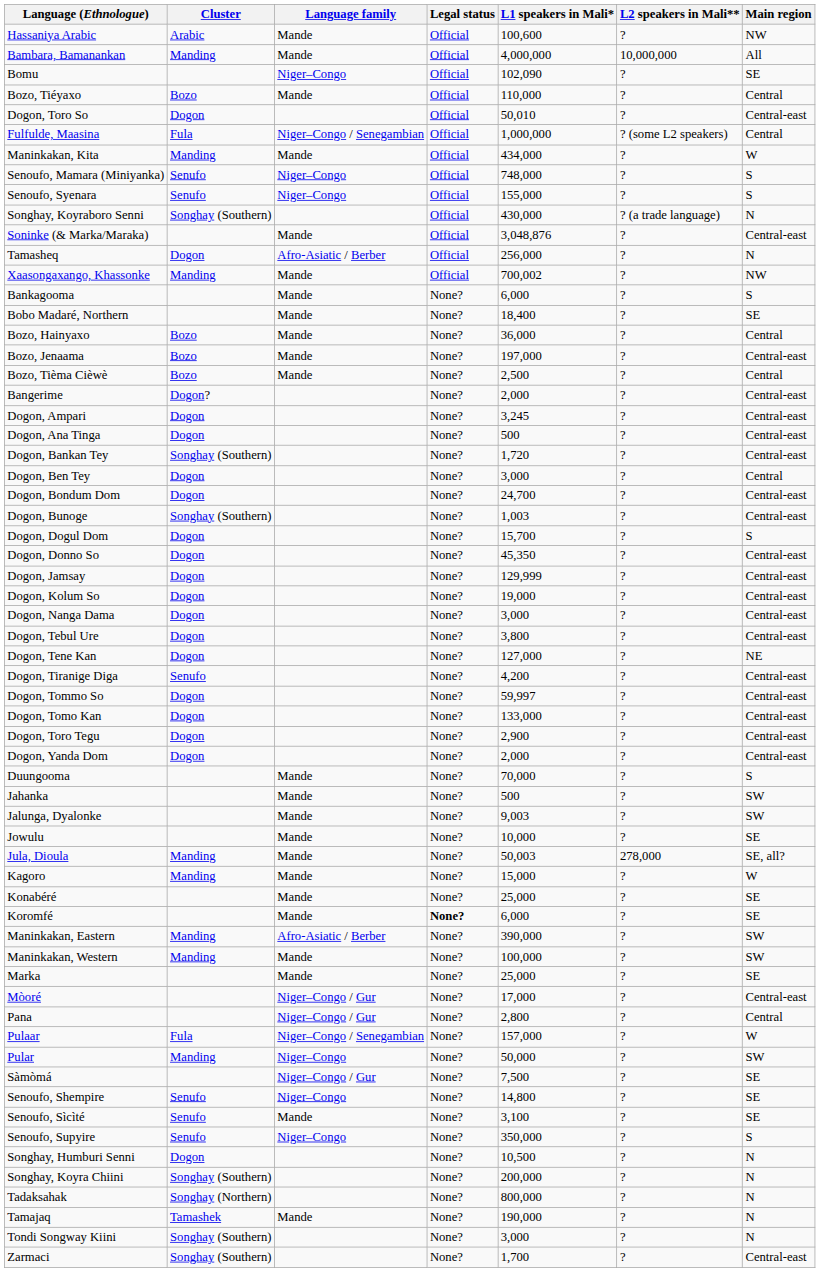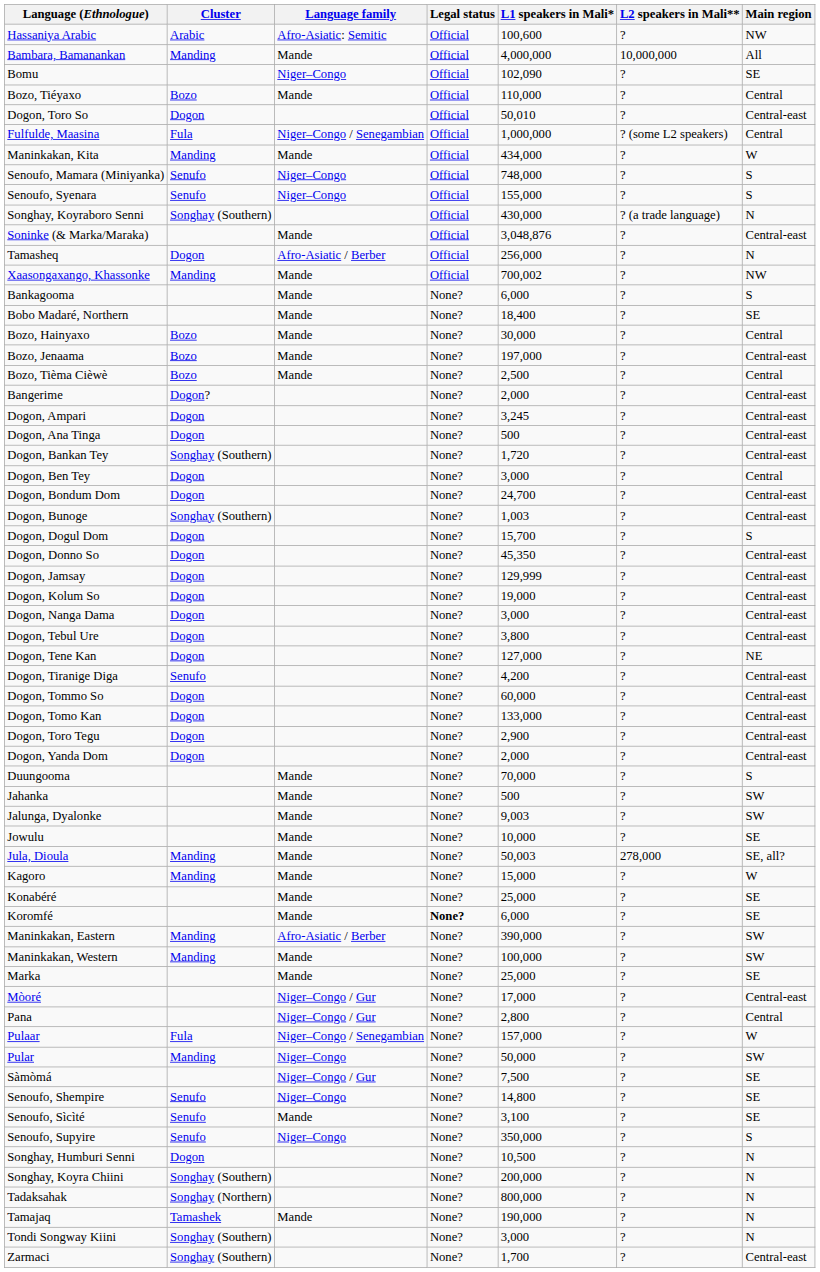(295, 34) Mande -> (332, 34) Afro-Asiatic: Semitic
(518, 335) 36,000 -> (518, 335) 30,000
(518, 696) 59,997 -> (518, 696) 60,000
